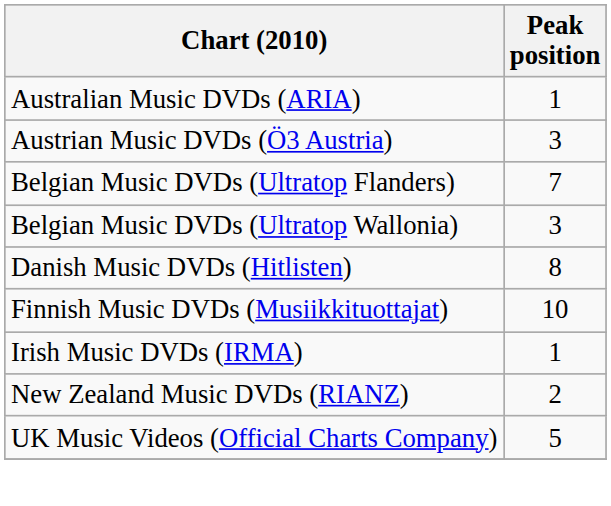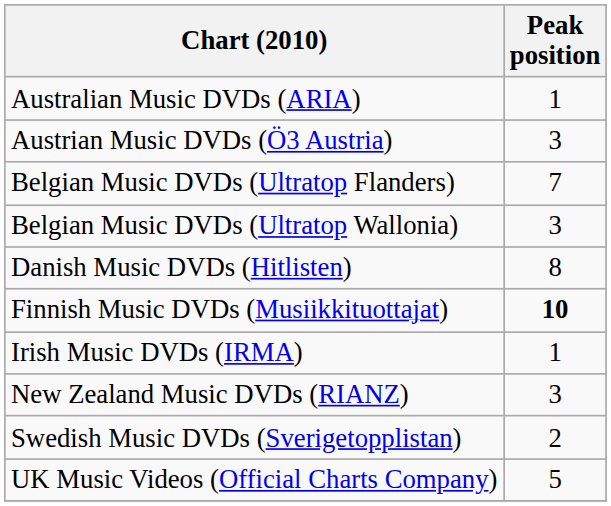(555, 310) normal -> (555, 310) bold
(555, 394) 2 -> (555, 394) 3
+ row: (236, 437)
